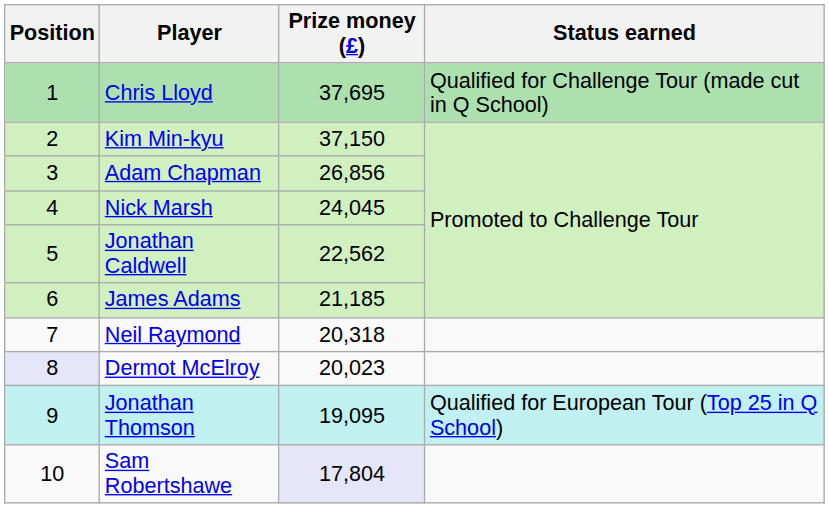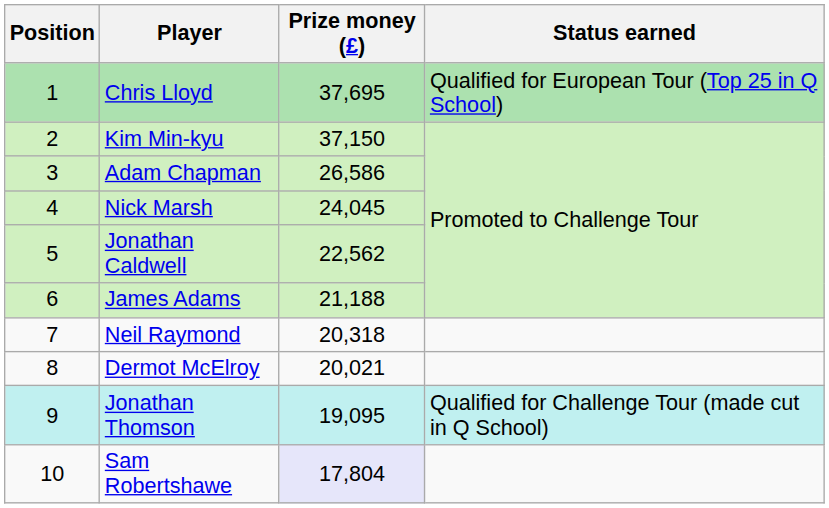(615, 92) Qualified for Challenge Tour (made cut in Q School) -> (624, 92) Qualified for European Tour (Top 25 in Q School)
(352, 172) 26,856 -> (352, 172) 26,586
(352, 300) 21,185 -> (352, 300) 21,188
(52, 368) lavender background -> (52, 368) no background
(352, 368) 20,023 -> (352, 368) 20,021
(624, 414) Qualified for European Tour (Top 25 in Q School) -> (615, 414) Qualified for Challenge Tour (made cut in Q School)
